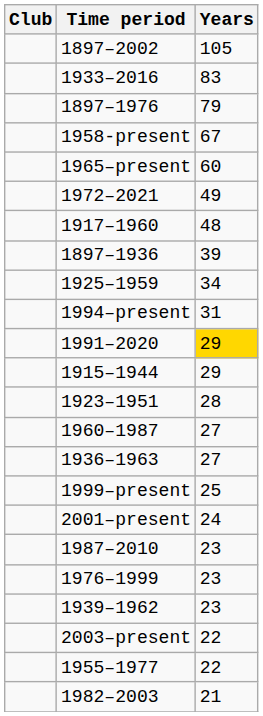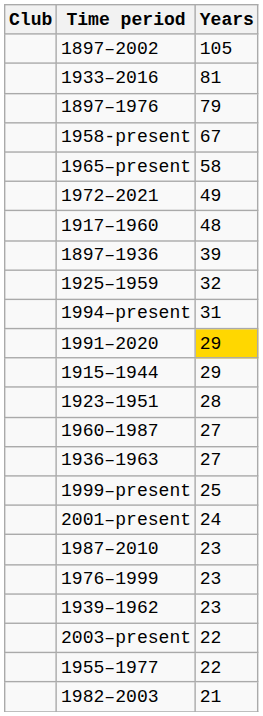(211, 78) 83 -> (211, 78) 81
(211, 167) 60 -> (211, 167) 58
(211, 284) 34 -> (211, 284) 32
